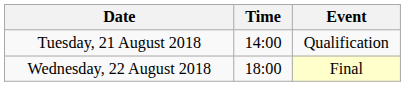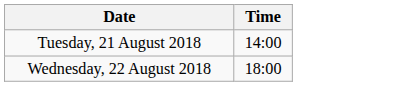- column: (346, 17)
